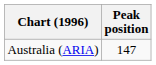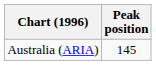(126, 49) 147 -> (126, 49) 145
